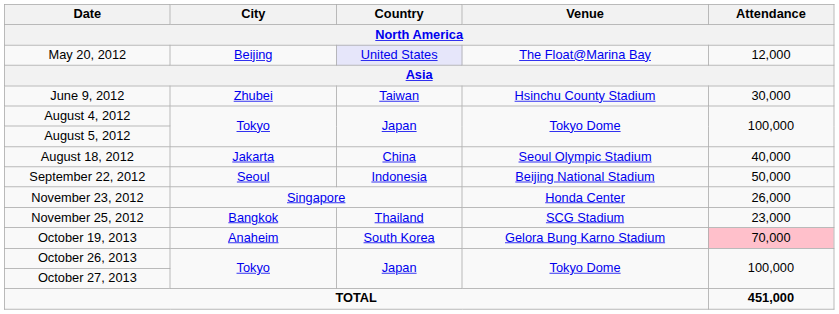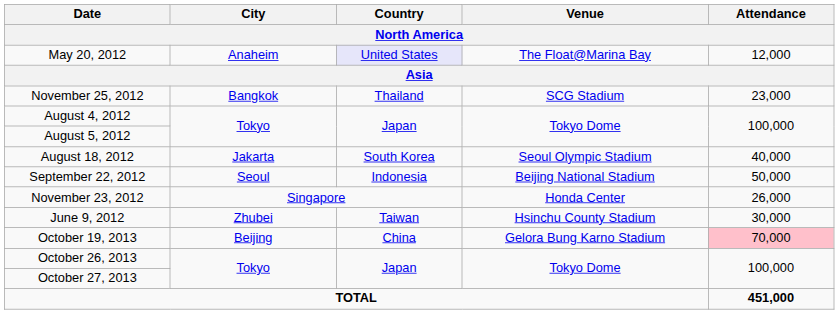(253, 55) Beijing -> (253, 55) Anaheim
rows swapped: (87, 95) <-> (87, 217)
(399, 156) China -> (399, 156) South Korea
(253, 237) Anaheim -> (253, 237) Beijing
(399, 237) South Korea -> (399, 237) China
